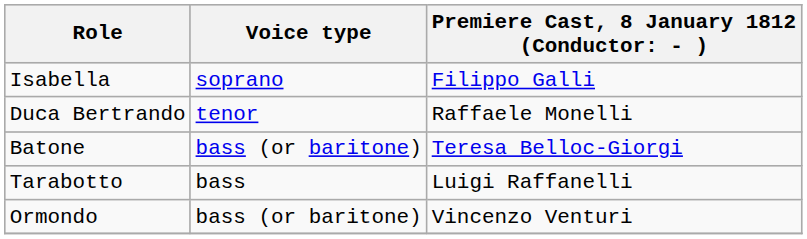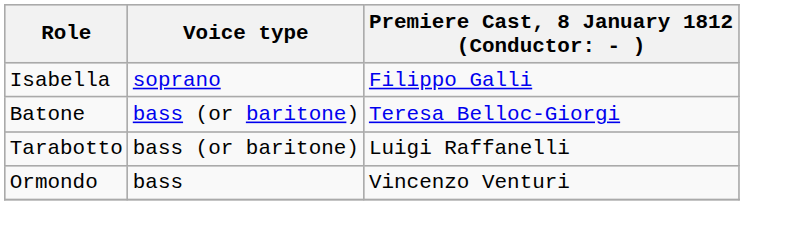- row: (98, 114)
(221, 182) bass -> (246, 148) bass (or baritone)
(309, 217) bass (or baritone) -> (158, 182) bass
